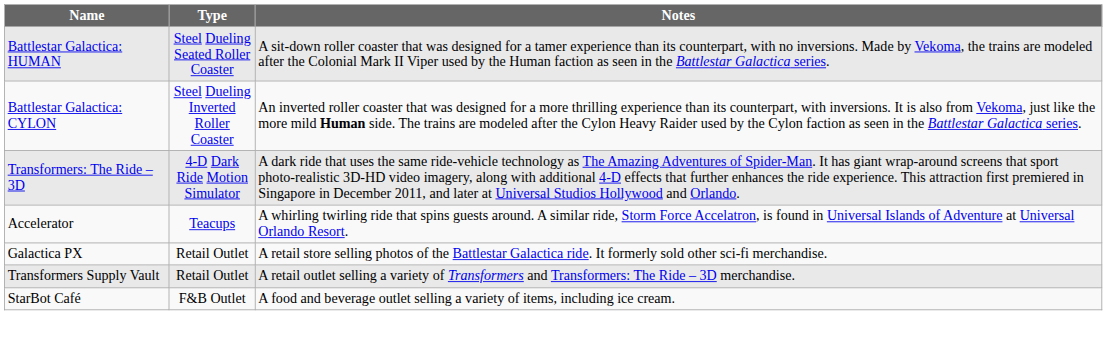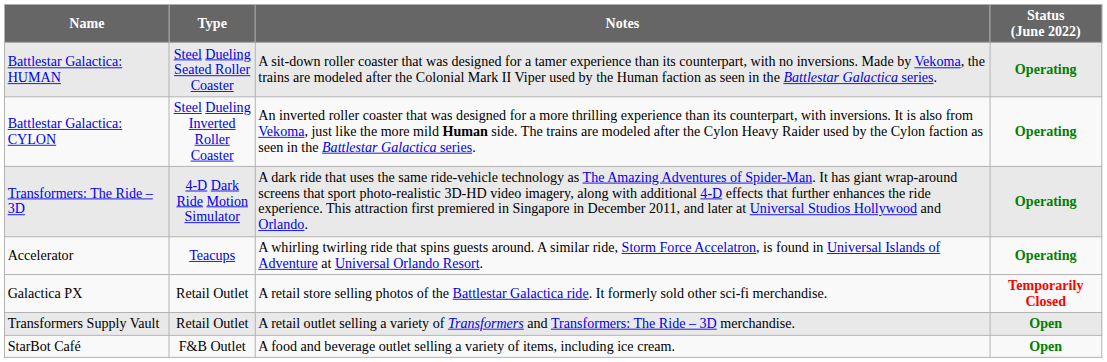+ column: (1046, 23)
